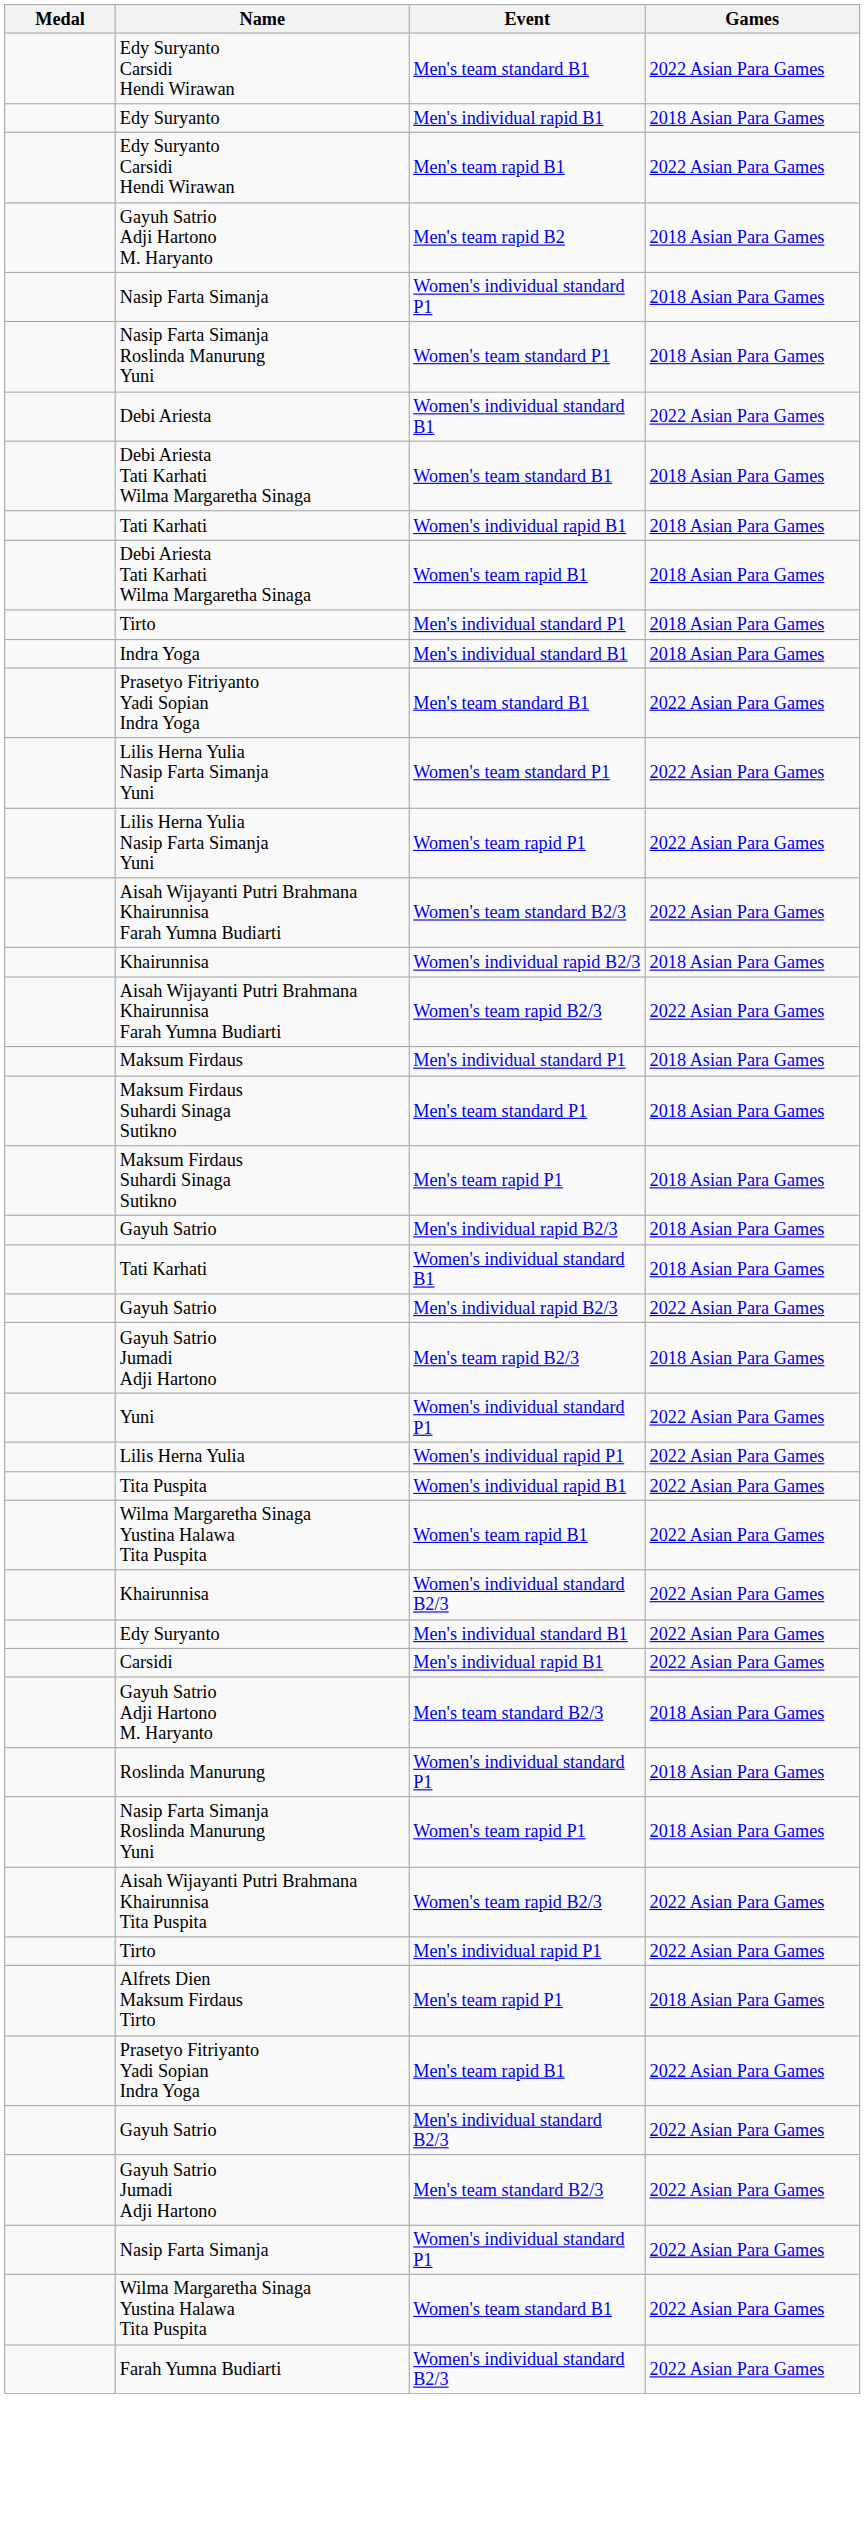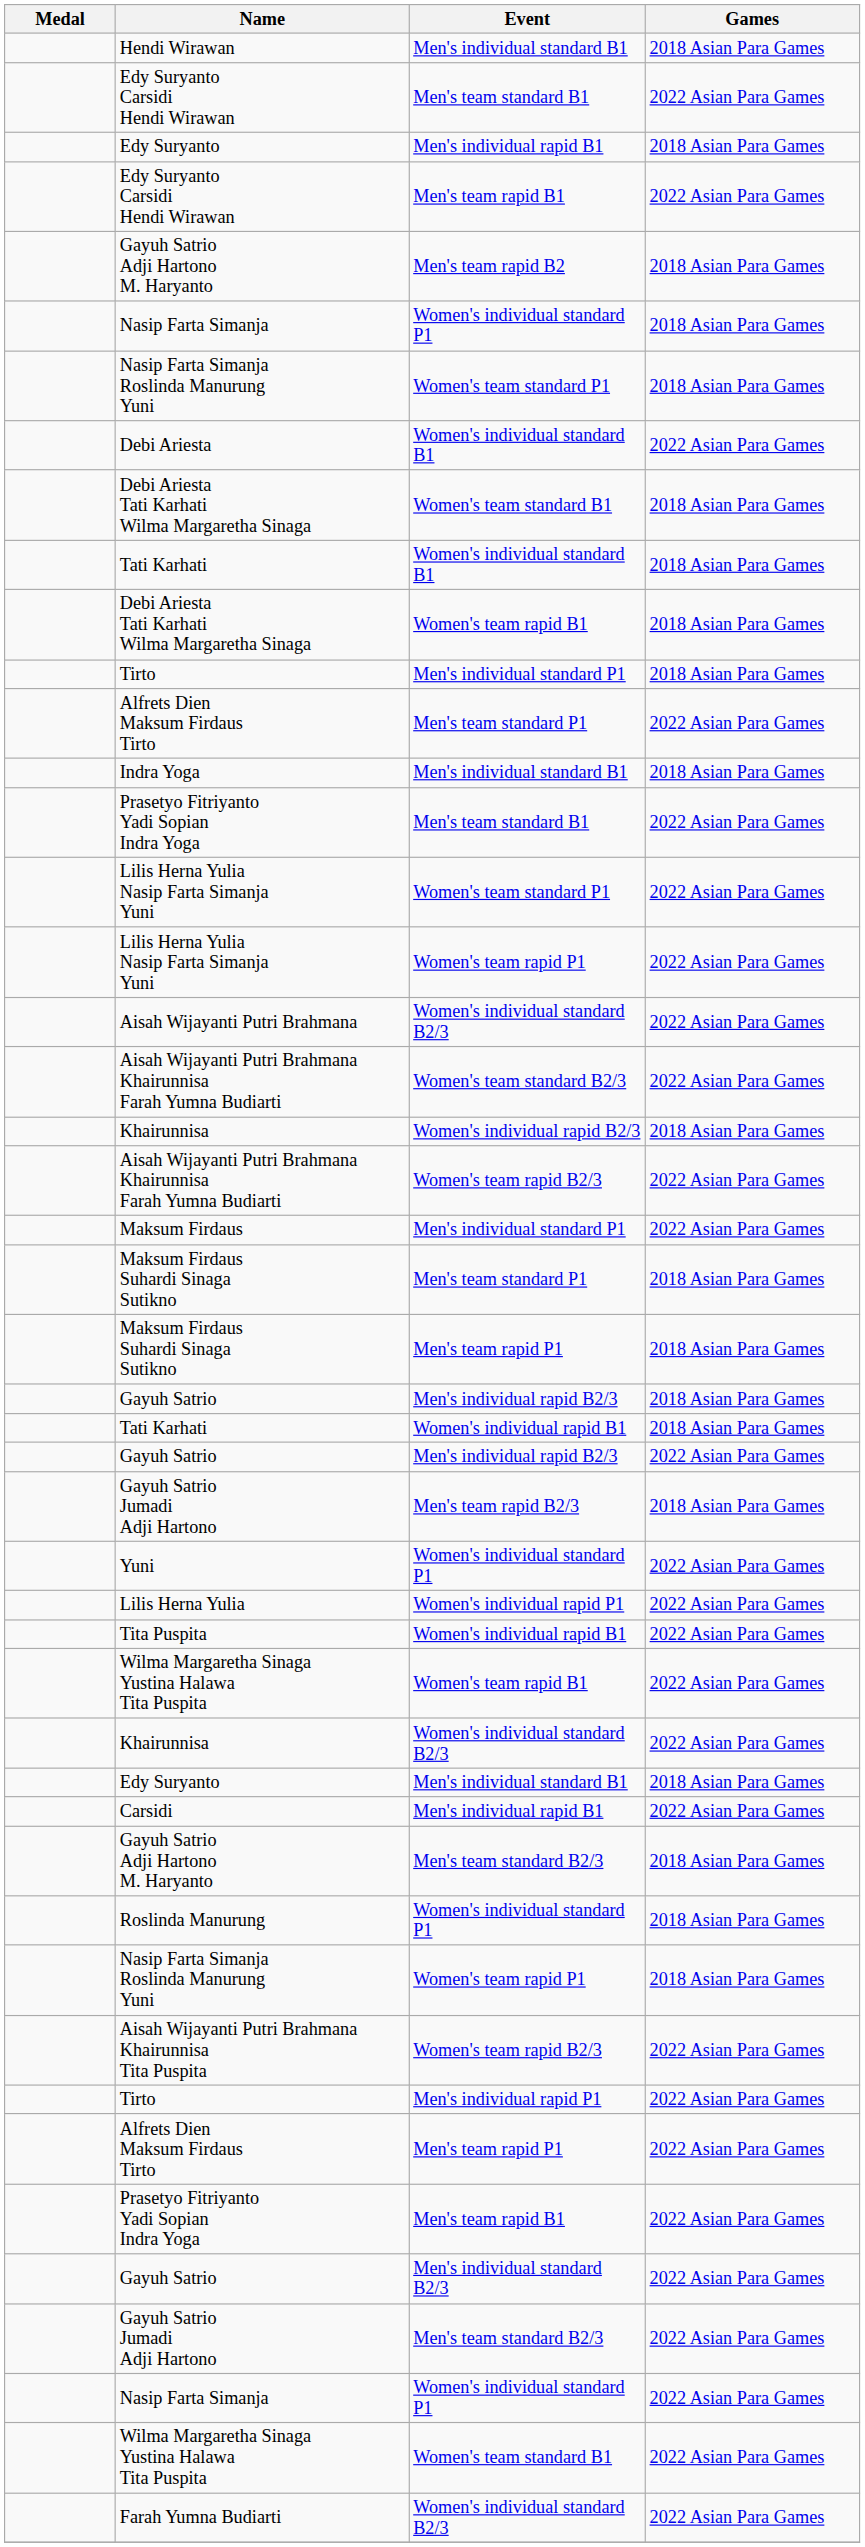+ row: (177, 47)
rows swapped: (163, 525) <-> (163, 1269)
+ row: (181, 723)
+ row: (239, 1021)
(737, 1061) 2018 Asian Para Games -> (737, 1229) 2022 Asian Para Games
(737, 1633) 2022 Asian Para Games -> (737, 1782) 2018 Asian Para Games
(737, 2000) 2018 Asian Para Games -> (737, 2148) 2022 Asian Para Games
